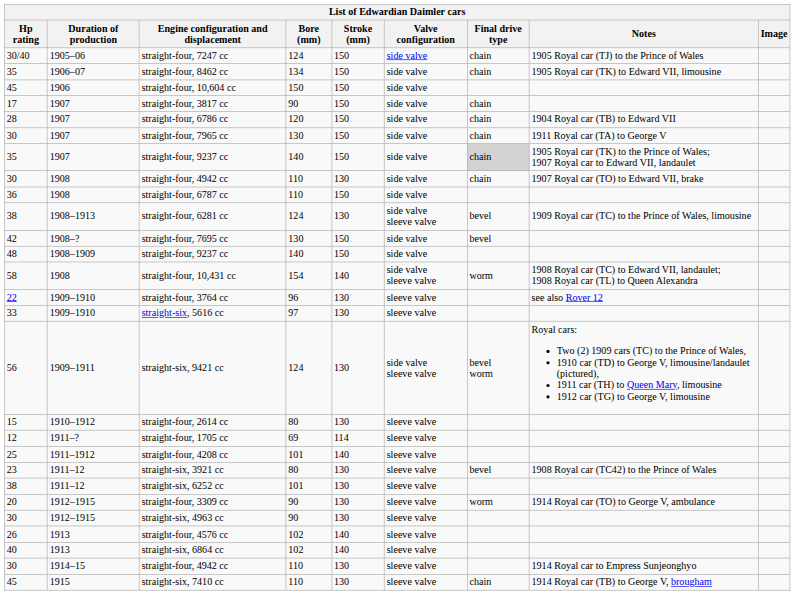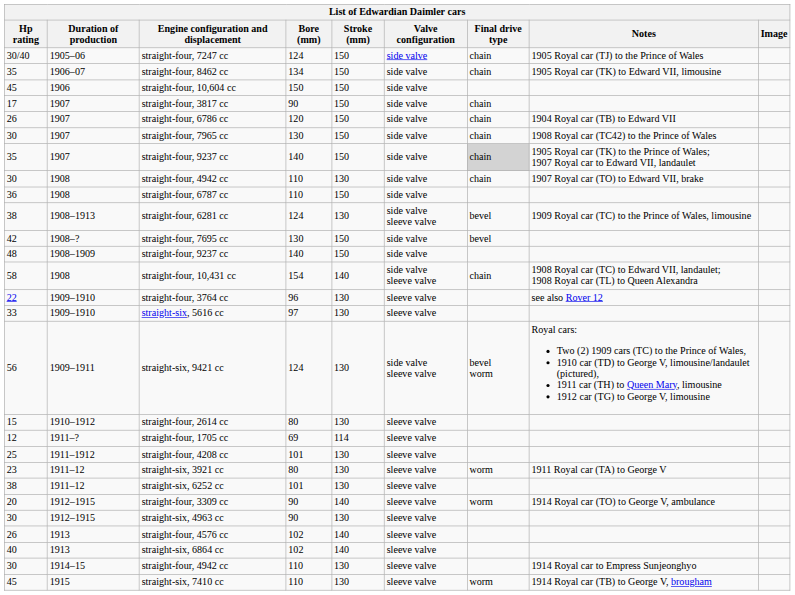(12, 119) 28 -> (12, 119) 26
(599, 135) 1911 Royal car (TA) to George V -> (624, 135) 1908 Royal car (TC42) to the Prince of Wales
(481, 275) worm -> (480, 275) chain
(342, 454) 140 -> (342, 454) 130
(480, 470) bevel -> (481, 470) worm
(624, 470) 1908 Royal car (TC42) to the Prince of Wales -> (599, 470) 1911 Royal car (TA) to George V
(342, 502) 130 -> (342, 502) 140
(480, 582) chain -> (481, 582) worm
